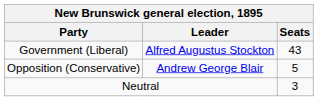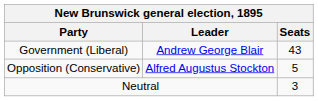(210, 50) Alfred Augustus Stockton -> (210, 50) Andrew George Blair
(210, 68) Andrew George Blair -> (210, 68) Alfred Augustus Stockton
